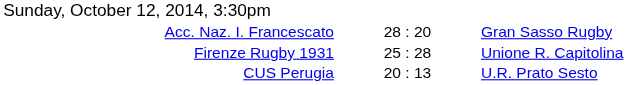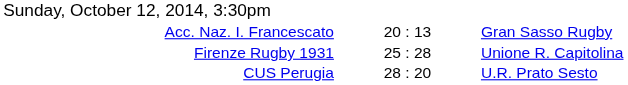(407, 32) 28 : 20 -> (407, 32) 20 : 13
(407, 73) 20 : 13 -> (407, 73) 28 : 20
